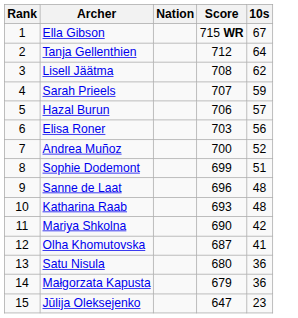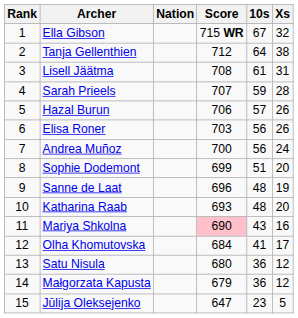+ column: (283, 14)
(259, 71) 62 -> (259, 71) 61
(259, 149) 52 -> (259, 149) 56
(222, 226) no background -> (222, 226) pink background
(259, 226) 42 -> (259, 226) 43
(222, 245) 687 -> (222, 245) 684
